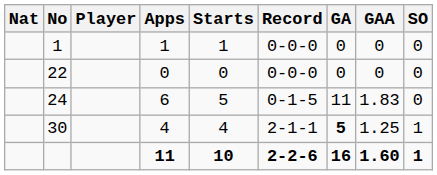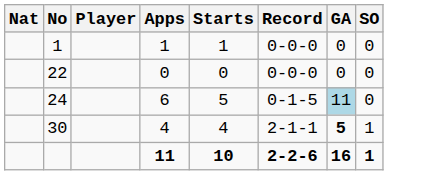- column: (379, 18)
(341, 101) no background -> (341, 101) lightblue background
